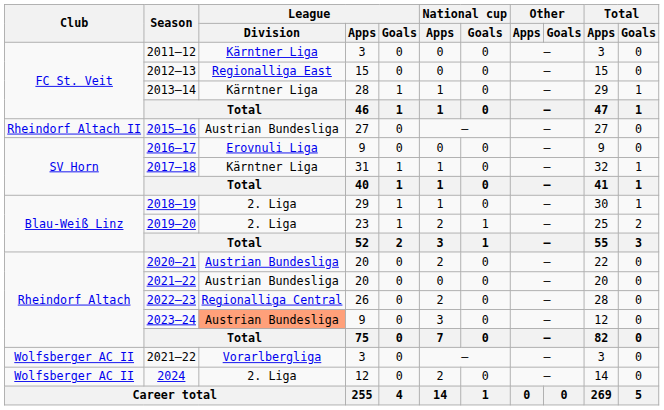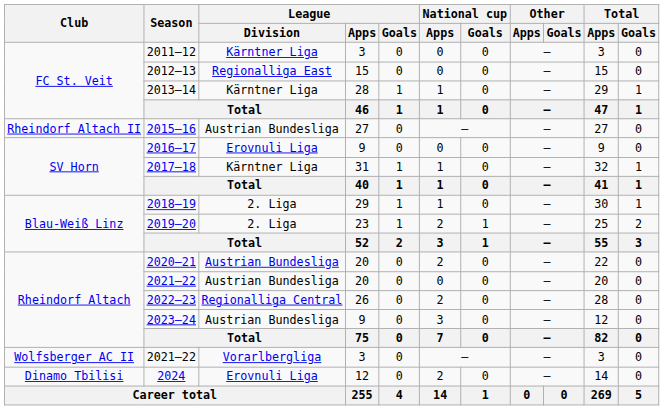(272, 319) lightsalmon background -> (272, 319) no background
(74, 376) Wolfsberger AC II -> (74, 376) Dinamo Tbilisi
(272, 376) 2. Liga -> (272, 376) Erovnuli Liga
